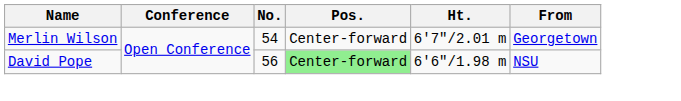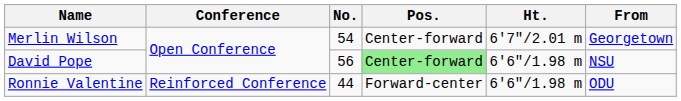+ row: (75, 85)
